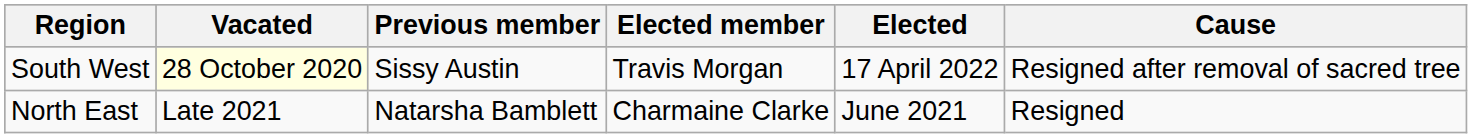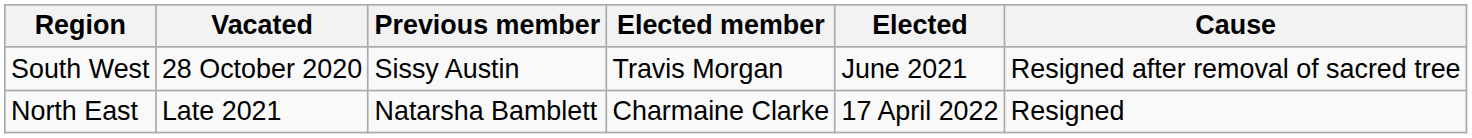(262, 68) lightyellow background -> (262, 68) no background
(920, 68) 17 April 2022 -> (904, 68) June 2021
(904, 111) June 2021 -> (920, 111) 17 April 2022
